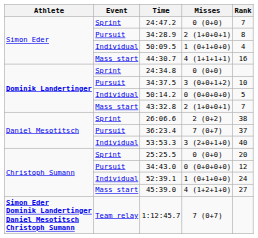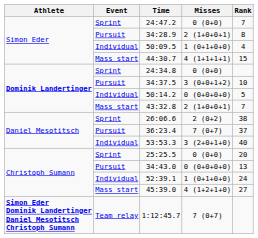(243, 58) 16 -> (243, 58) 15
(243, 166) 12 -> (243, 166) 13
